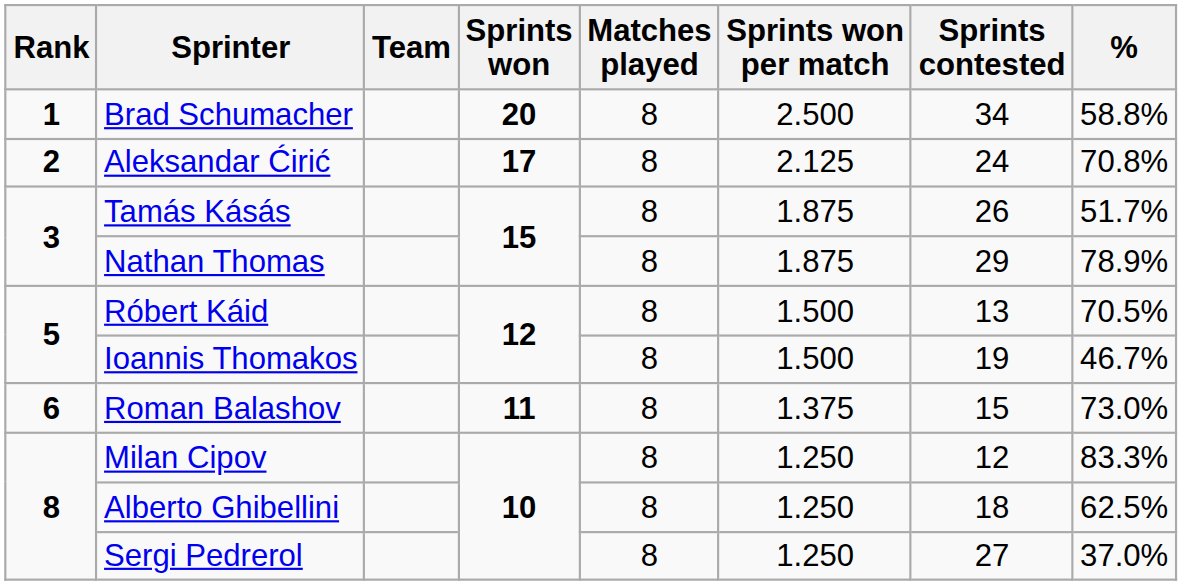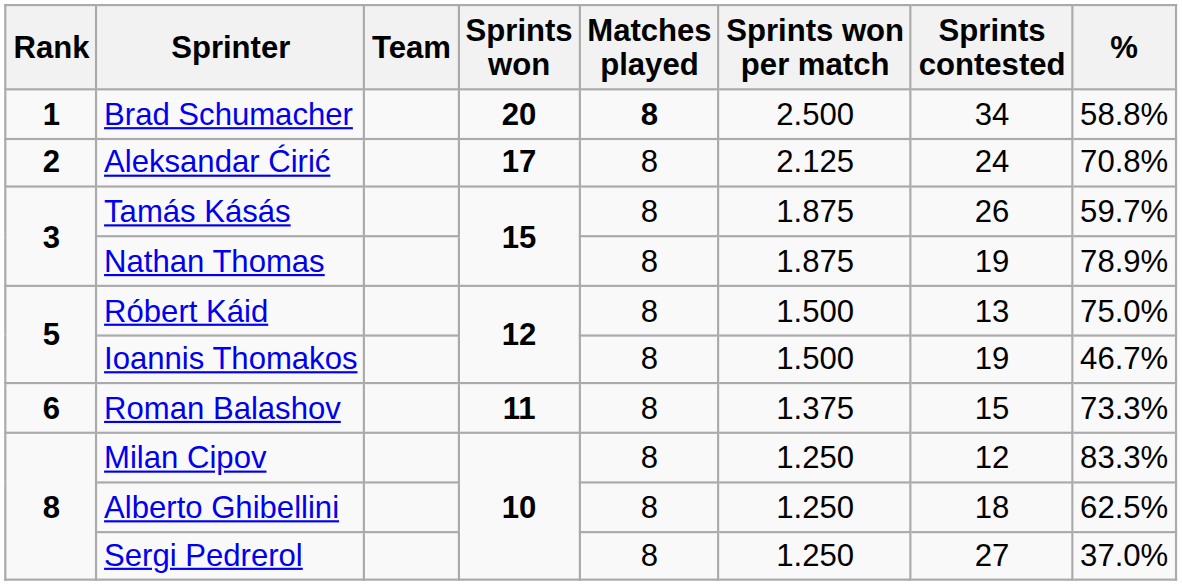(649, 114) normal -> (649, 114) bold
(1124, 212) 51.7% -> (1124, 212) 59.7%
(992, 261) 29 -> (992, 261) 19
(1124, 310) 70.5% -> (1124, 310) 75.0%
(1124, 409) 73.0% -> (1124, 409) 73.3%
